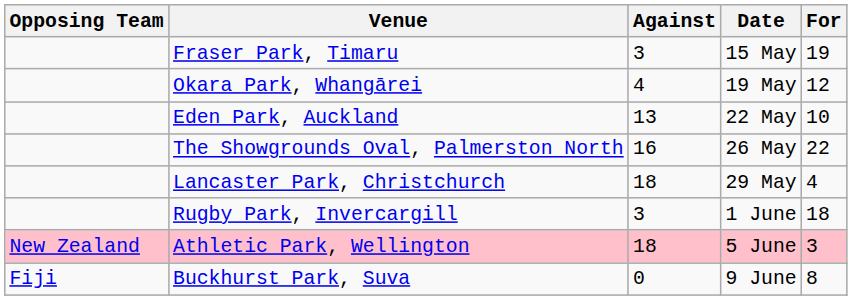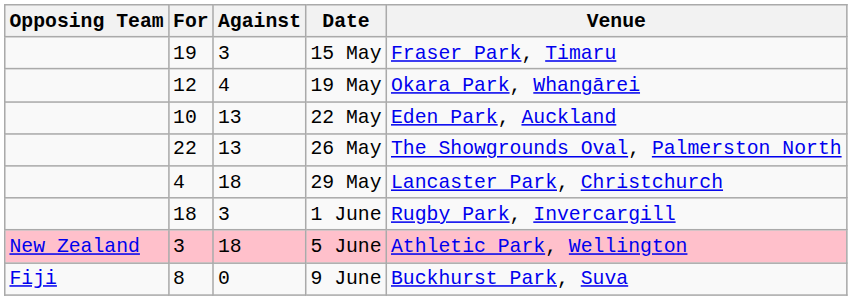columns swapped: (824, 21) <-> (398, 21)
(645, 150) 16 -> (230, 150) 13
